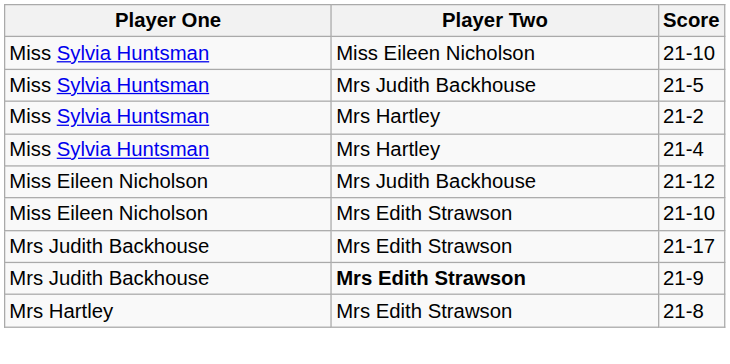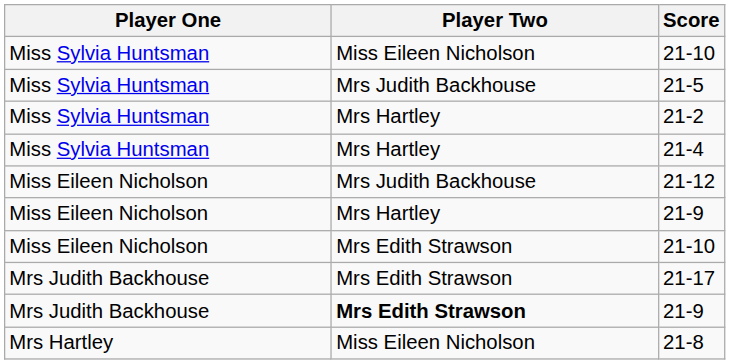+ row: (109, 213)
(424, 310) Mrs Edith Strawson -> (436, 342) Miss Eileen Nicholson
